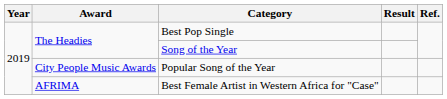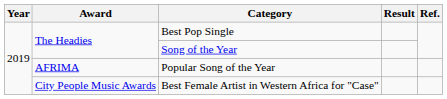(95, 67) City People Music Awards -> (57, 67) AFRIMA
(57, 85) AFRIMA -> (95, 85) City People Music Awards
